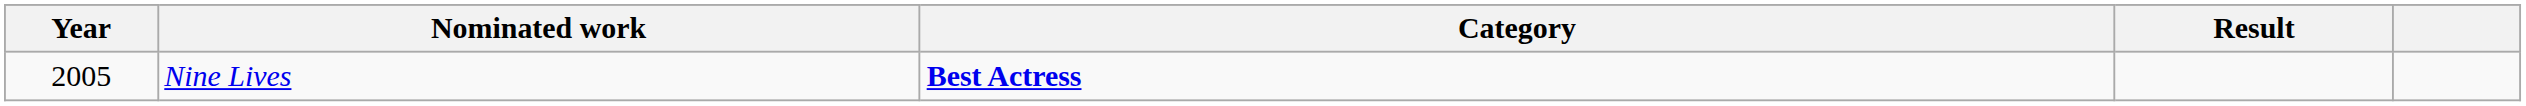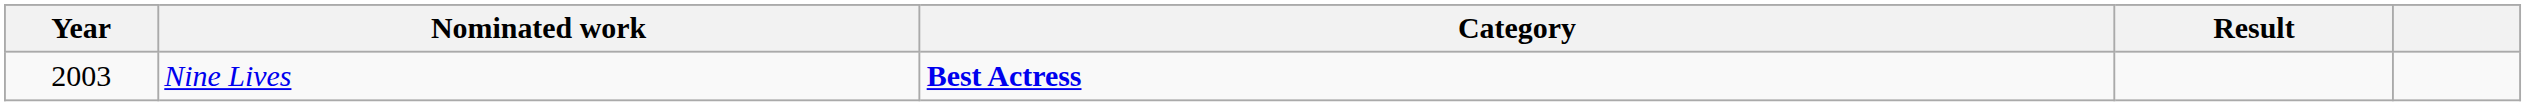(81, 75) 2005 -> (81, 75) 2003
